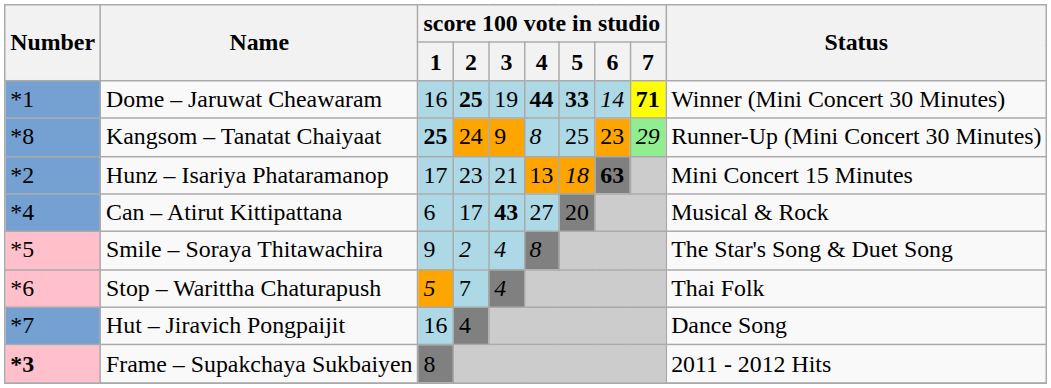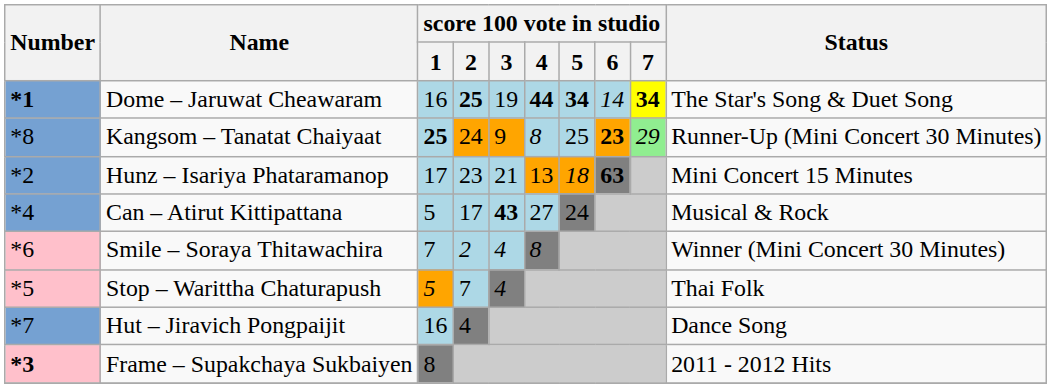(22, 99) normal -> (22, 99) bold
(577, 99) 33 -> (577, 99) 34
(648, 99) 71 -> (648, 99) 34
(838, 99) Winner (Mini Concert 30 Minutes) -> (812, 99) The Star's Song & Duet Song
(612, 136) normal -> (612, 136) bold
(429, 212) 6 -> (429, 212) 5
(577, 212) 20 -> (577, 212) 24
(22, 250) *5 -> (22, 250) *6
(429, 250) 9 -> (429, 250) 7
(812, 250) The Star's Song & Duet Song -> (838, 250) Winner (Mini Concert 30 Minutes)
(22, 288) *6 -> (22, 288) *5
